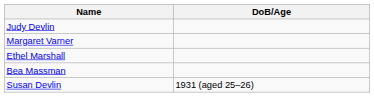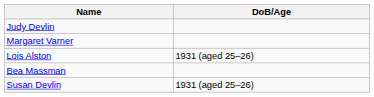+ row: (29, 56)
- row: (36, 56)
